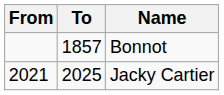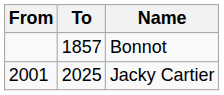(29, 75) 2021 -> (29, 75) 2001
